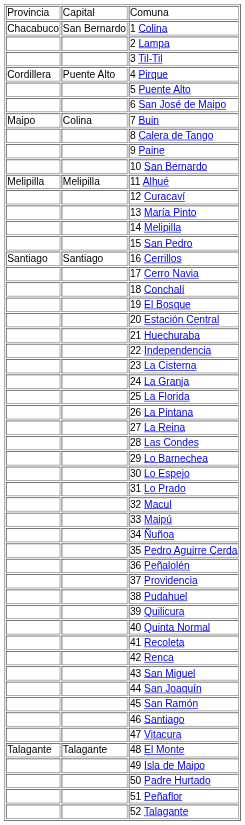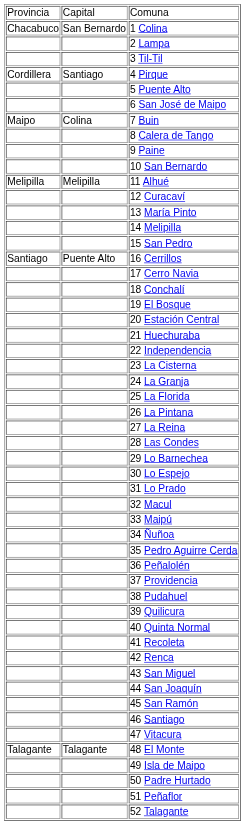(89, 74) Puente Alto -> (83, 74) Santiago
(83, 258) Santiago -> (89, 258) Puente Alto
